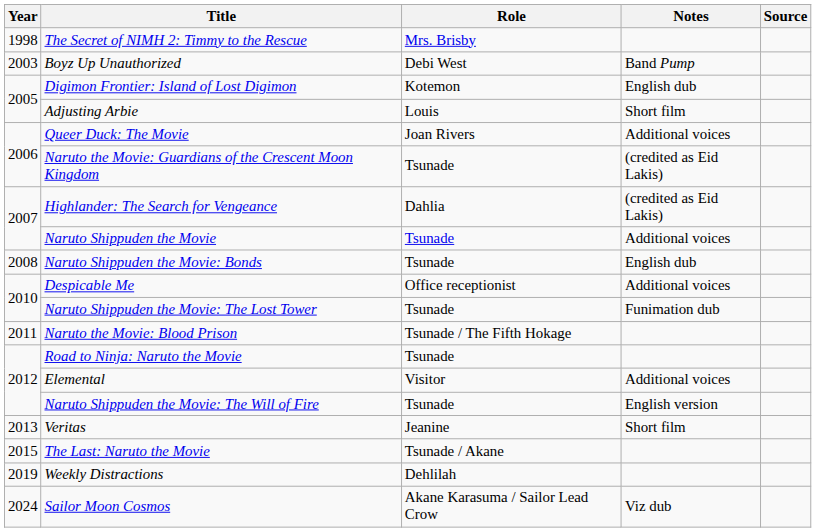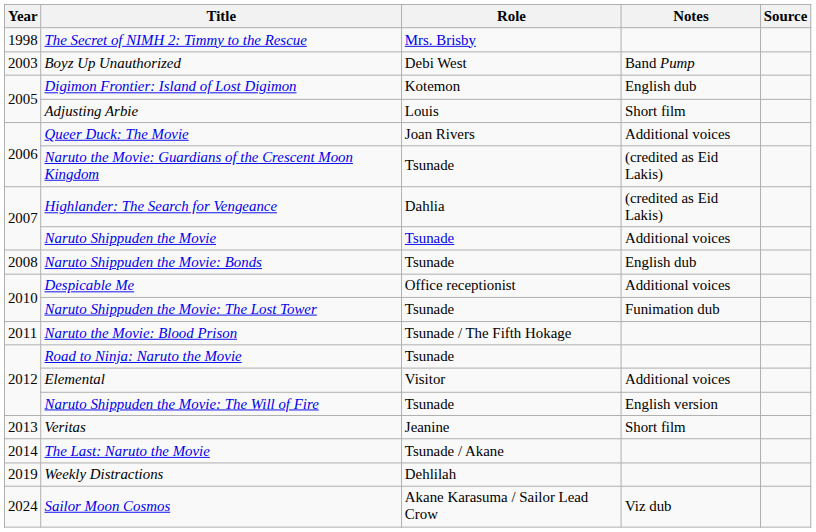(23, 450) 2015 -> (23, 450) 2014
